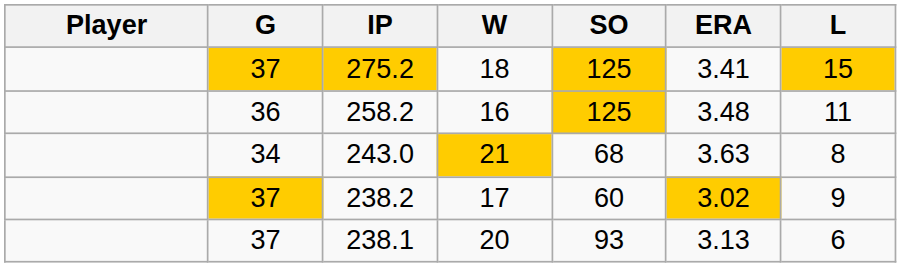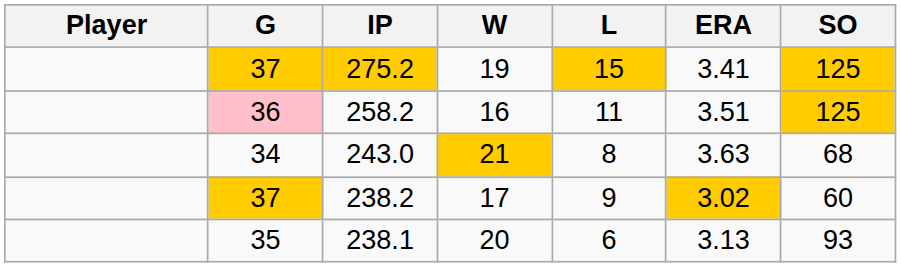columns swapped: (838, 25) <-> (609, 25)
(495, 68) 18 -> (495, 68) 19
(266, 111) no background -> (266, 111) pink background
(724, 111) 3.48 -> (724, 111) 3.51
(266, 240) 37 -> (266, 240) 35
